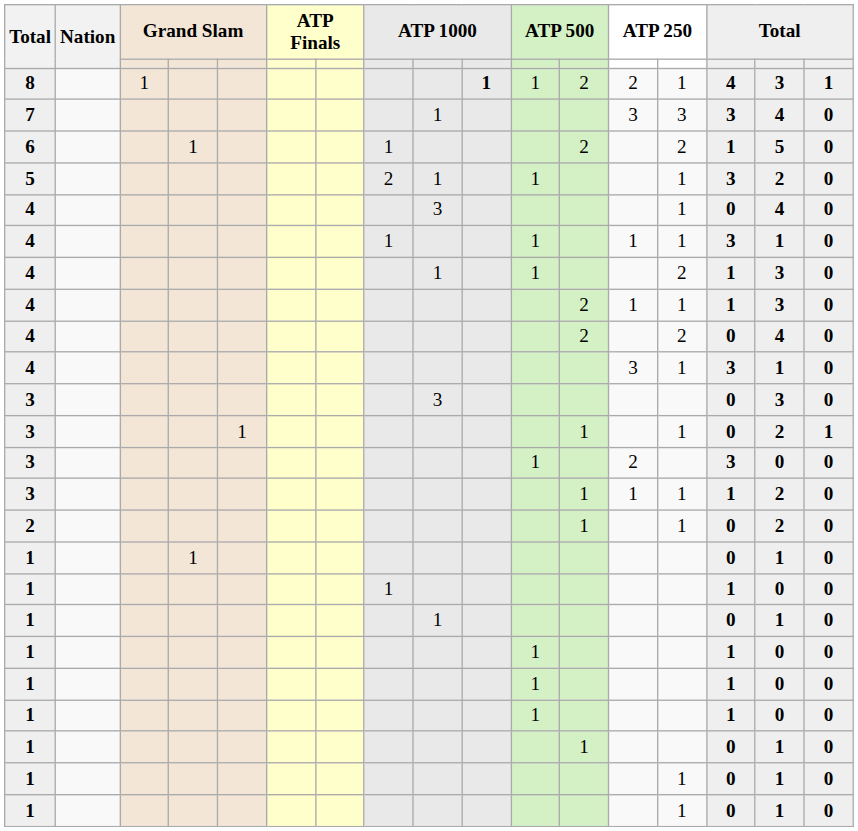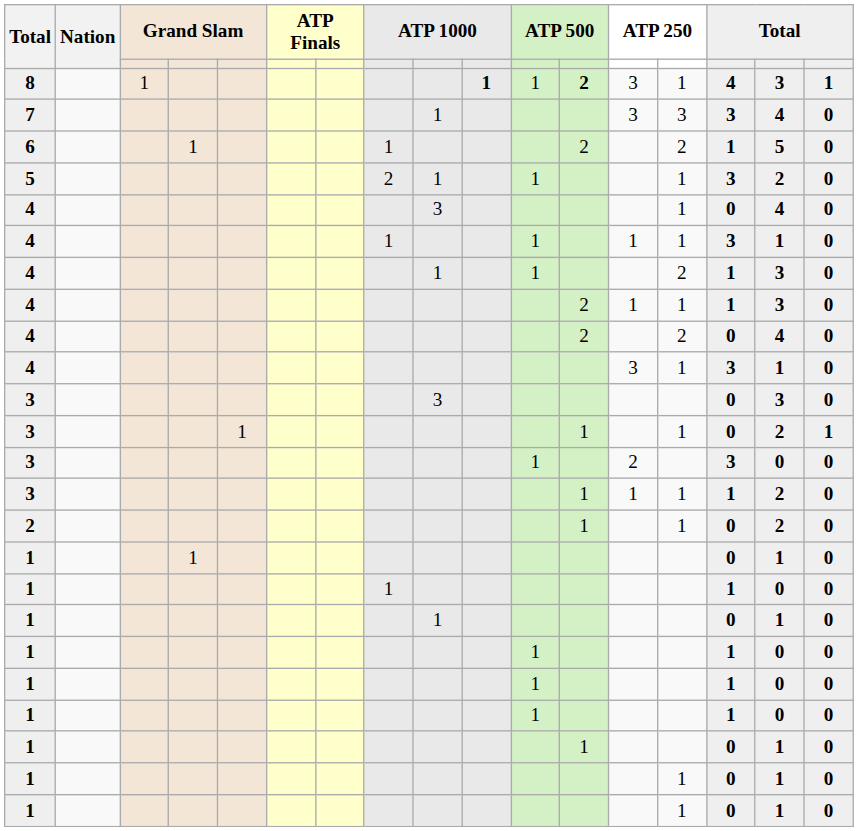(584, 83) normal -> (584, 83) bold
(633, 83) 2 -> (633, 83) 3
